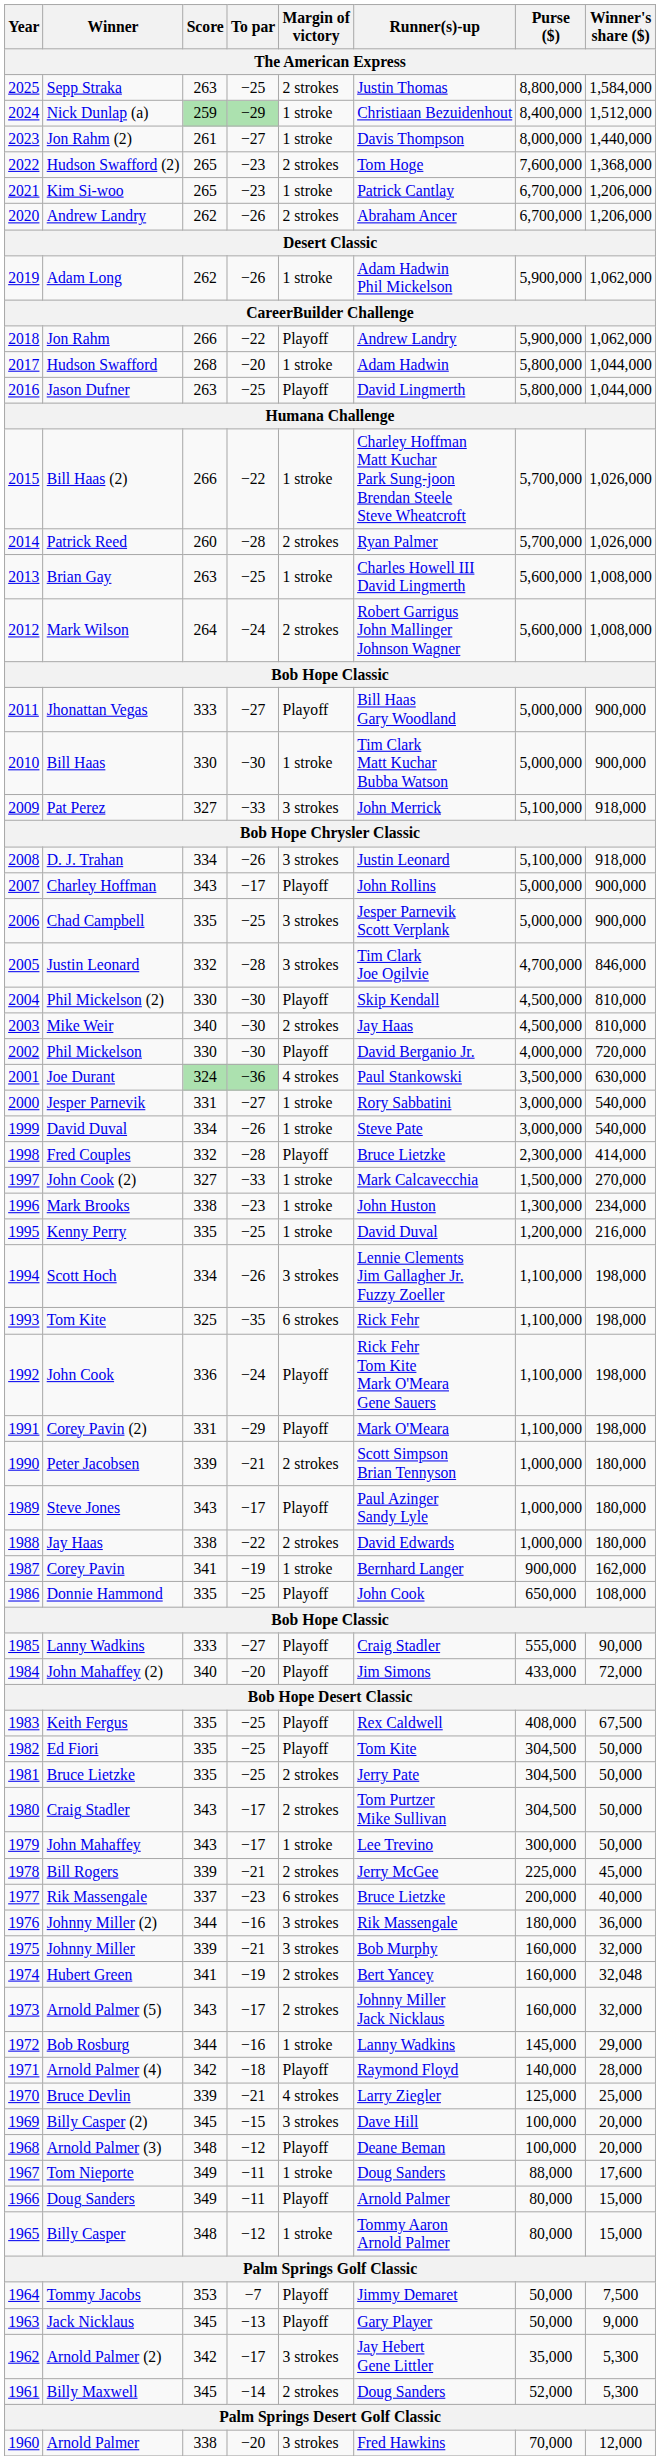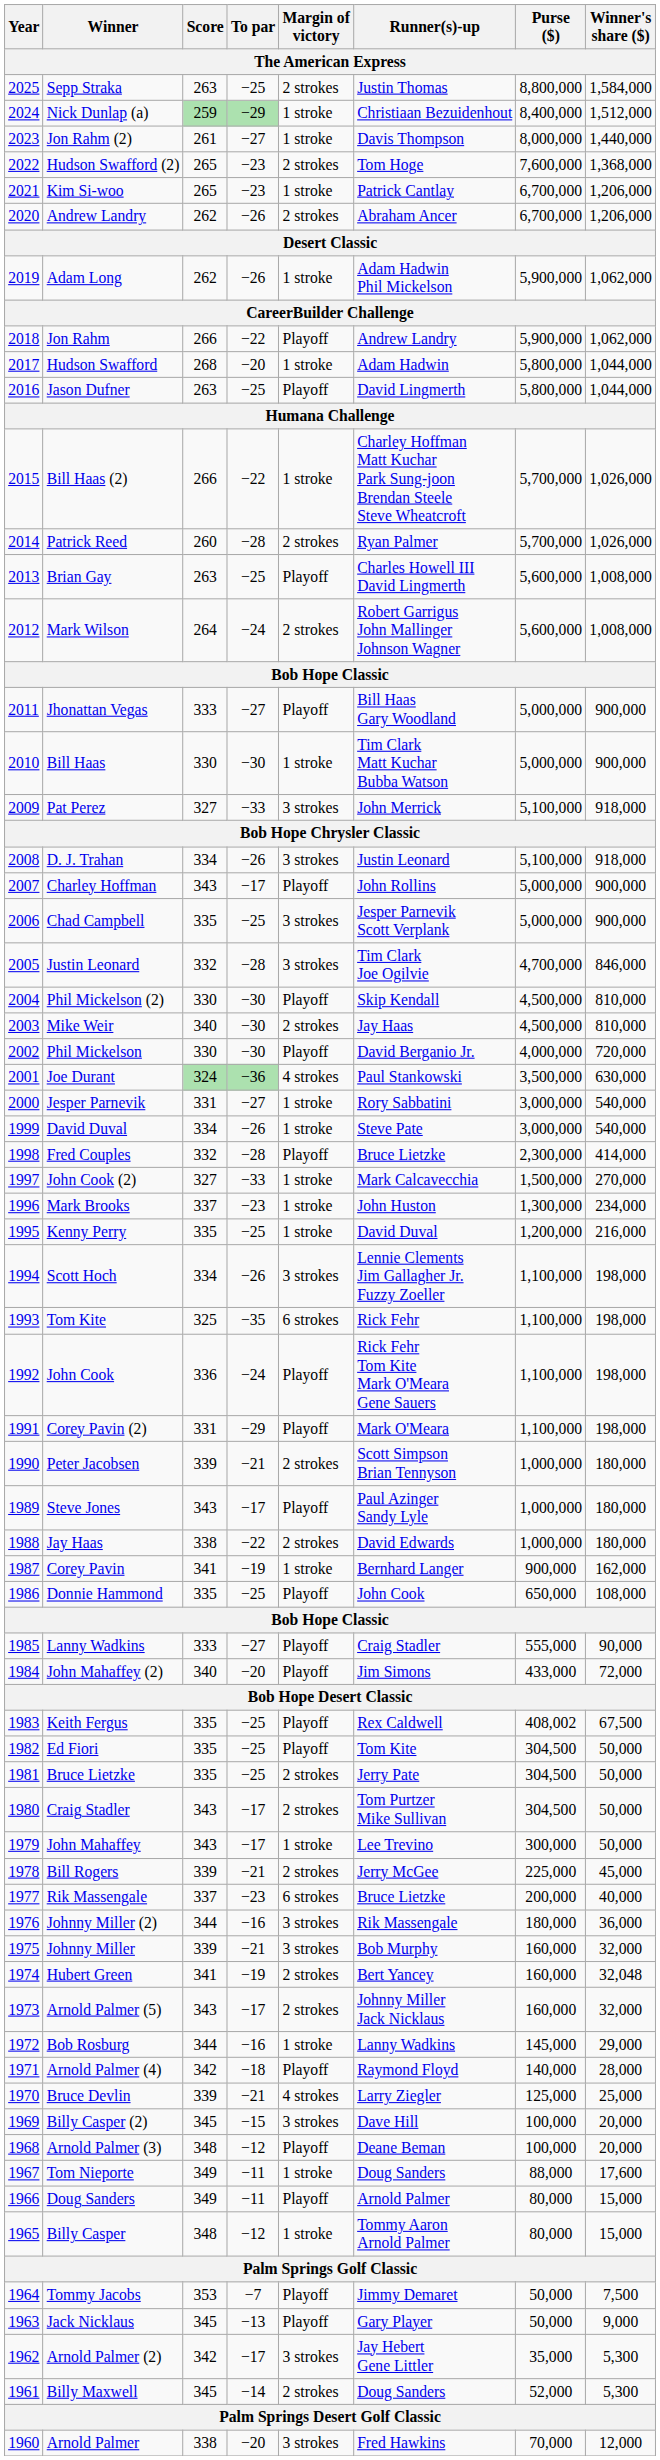(307, 576) 1 stroke -> (305, 576) Playoff
(205, 1206) 338 -> (205, 1206) 337
(551, 1723) 408,000 -> (551, 1723) 408,002
